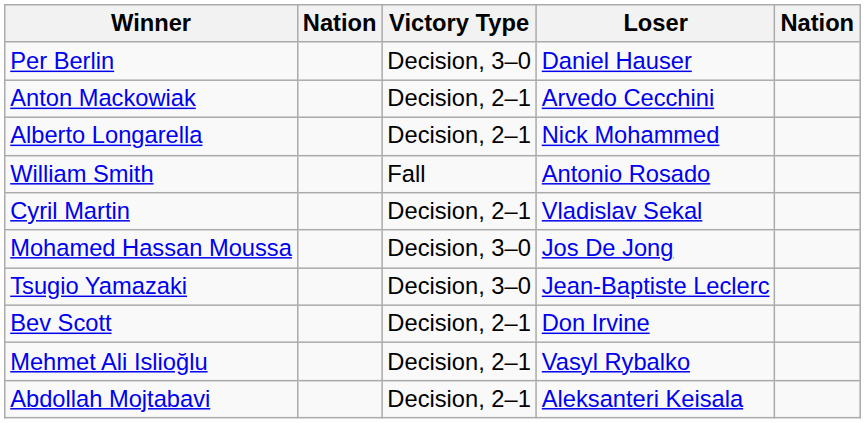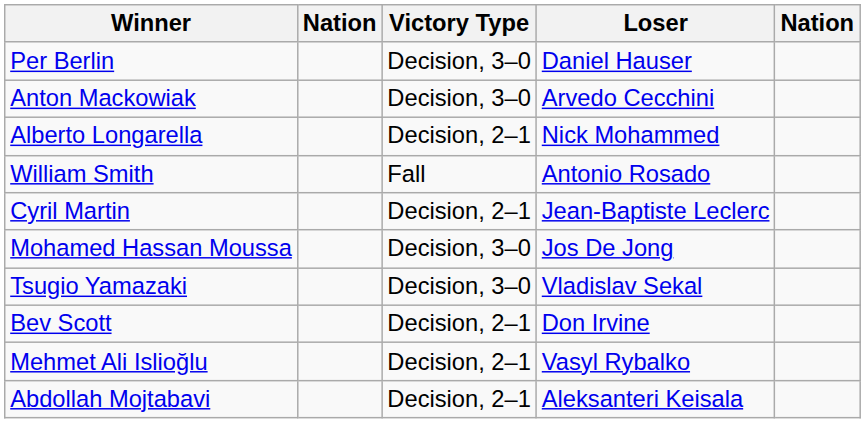(459, 98) Decision, 2–1 -> (459, 98) Decision, 3–0
(622, 211) Vladislav Sekal -> (656, 211) Jean-Baptiste Leclerc
(656, 286) Jean-Baptiste Leclerc -> (622, 286) Vladislav Sekal
